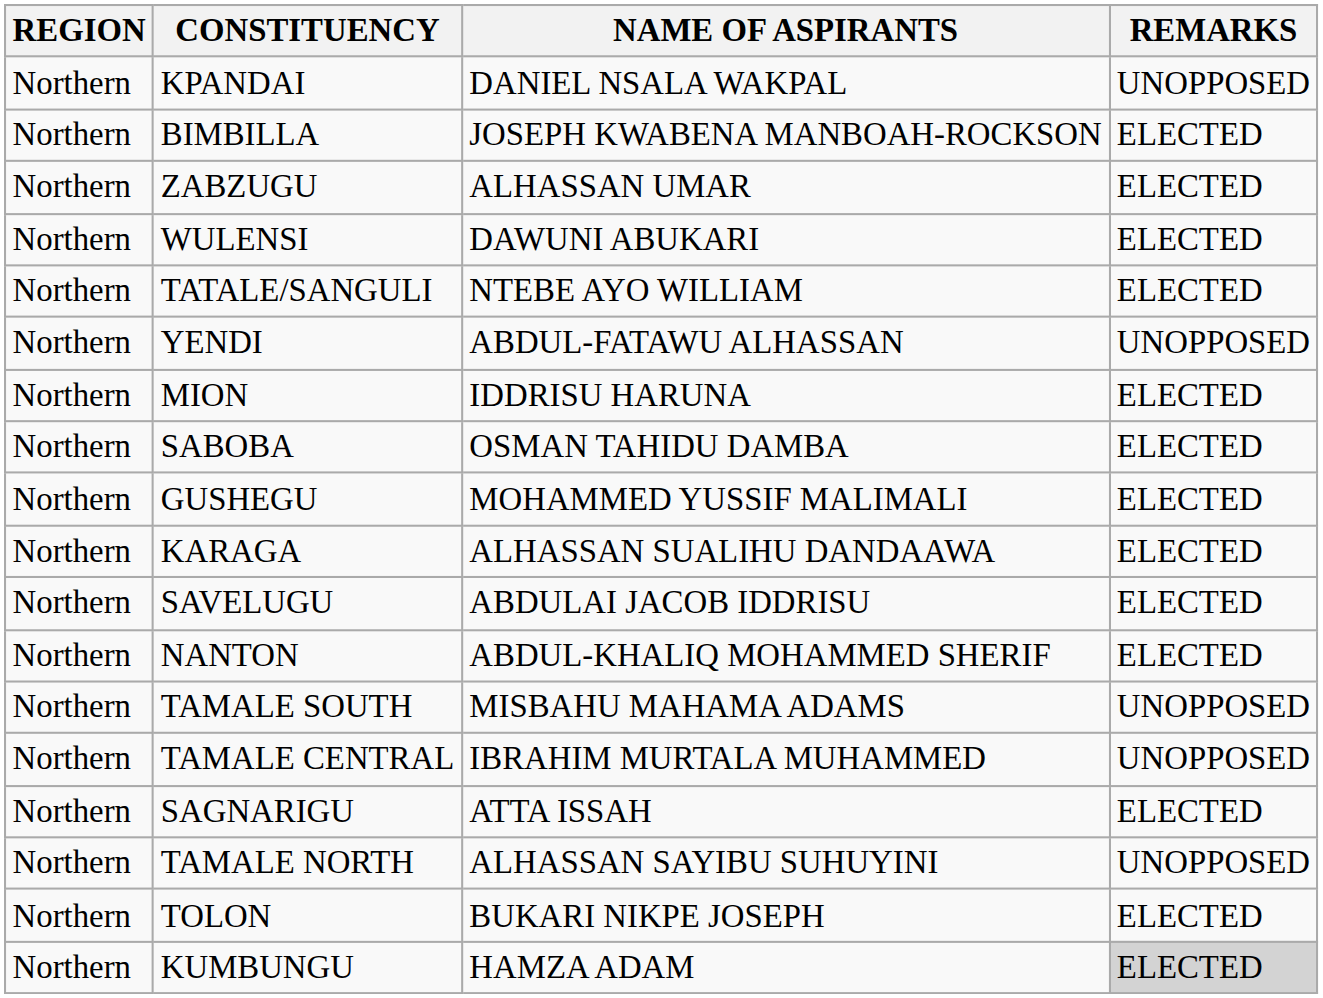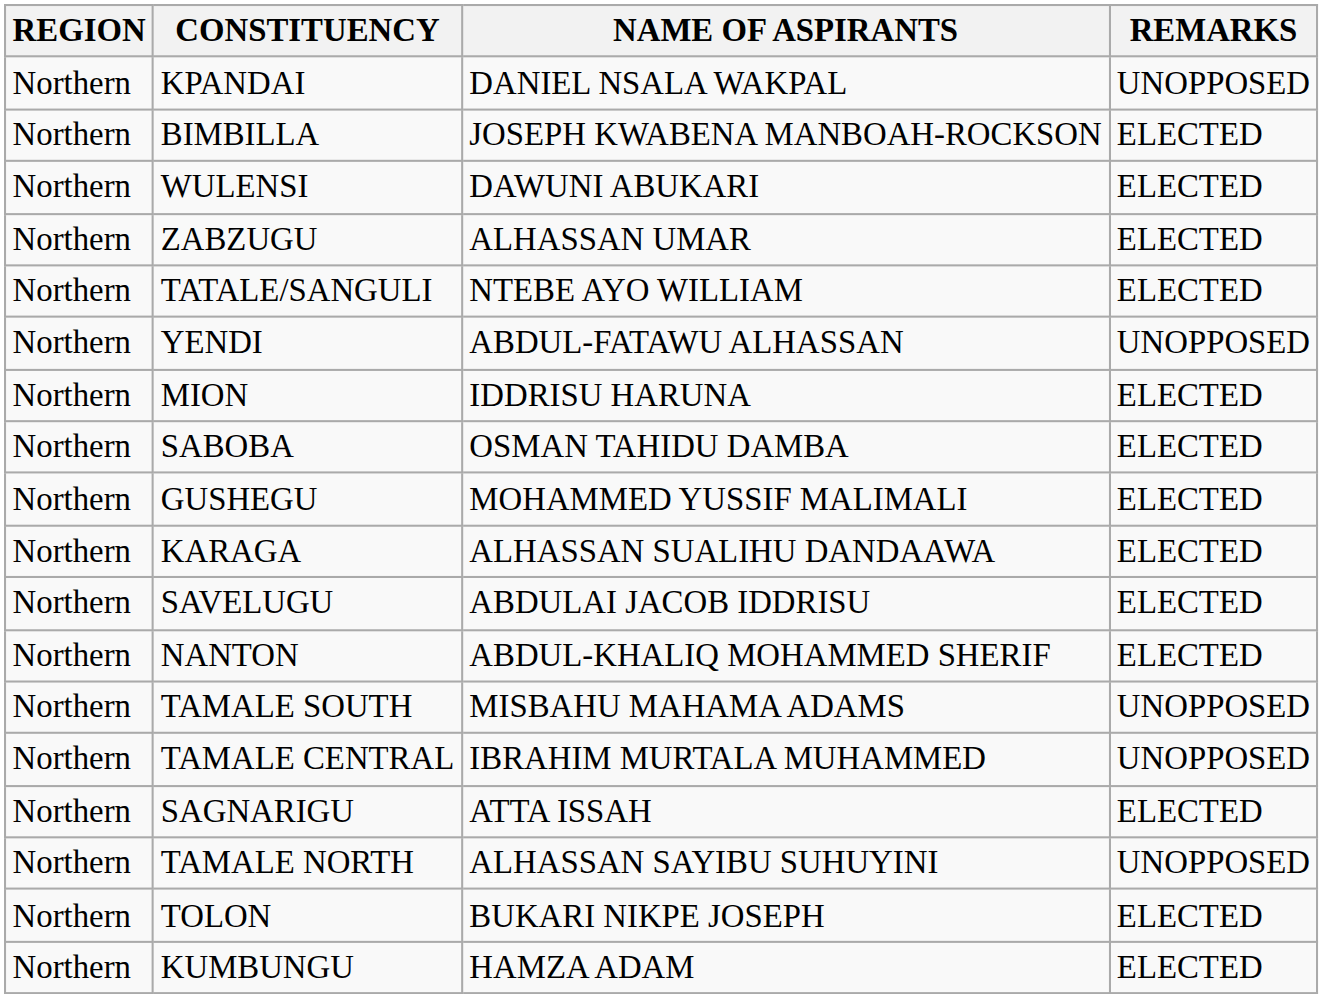rows swapped: (235, 238) <-> (239, 186)
(1190, 966) lightgrey background -> (1190, 966) no background
